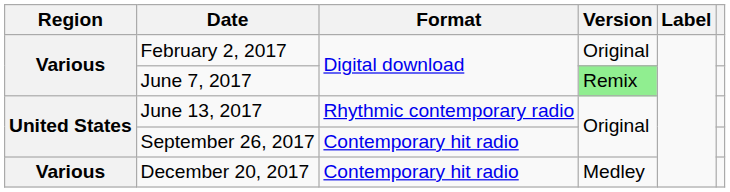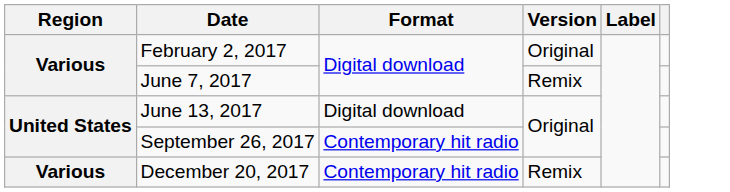(610, 80) lightgreen background -> (555, 80) no background
(449, 111) Rhythmic contemporary radio -> (394, 111) Digital download
(614, 171) Medley -> (555, 171) Remix
